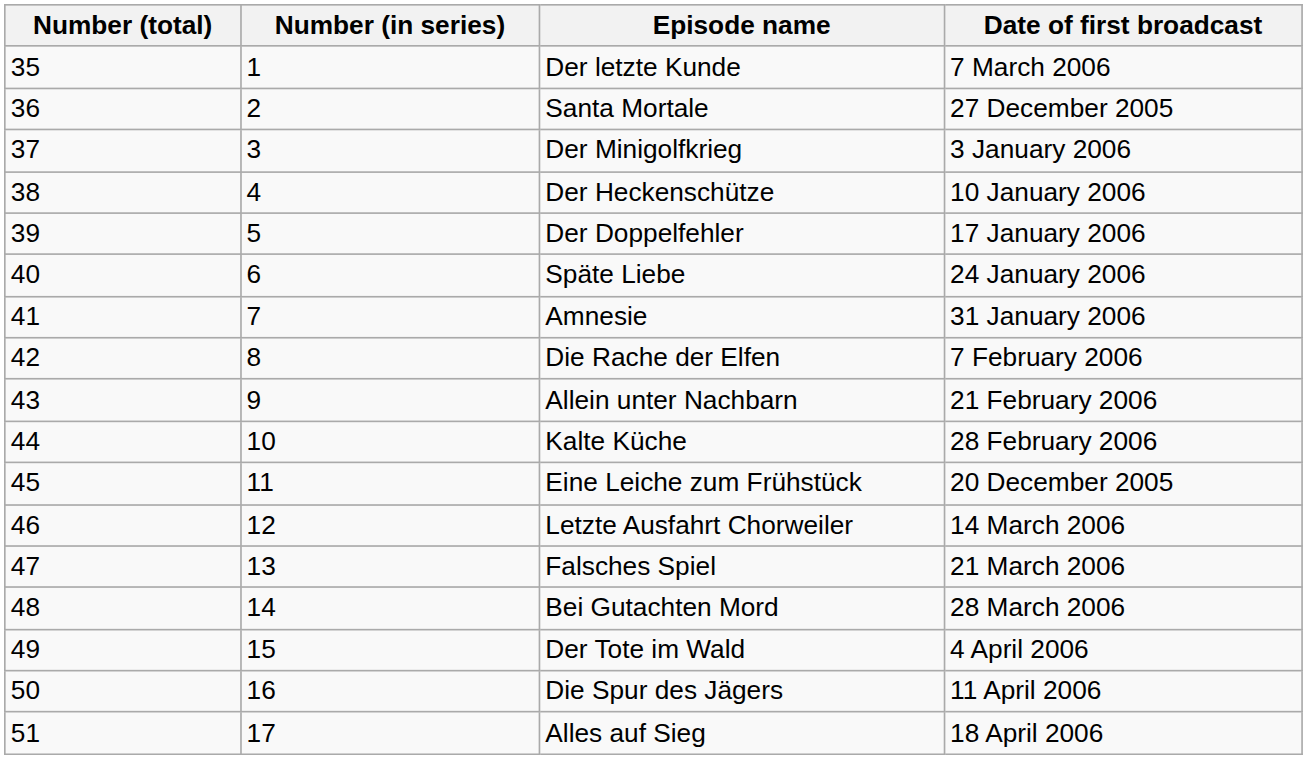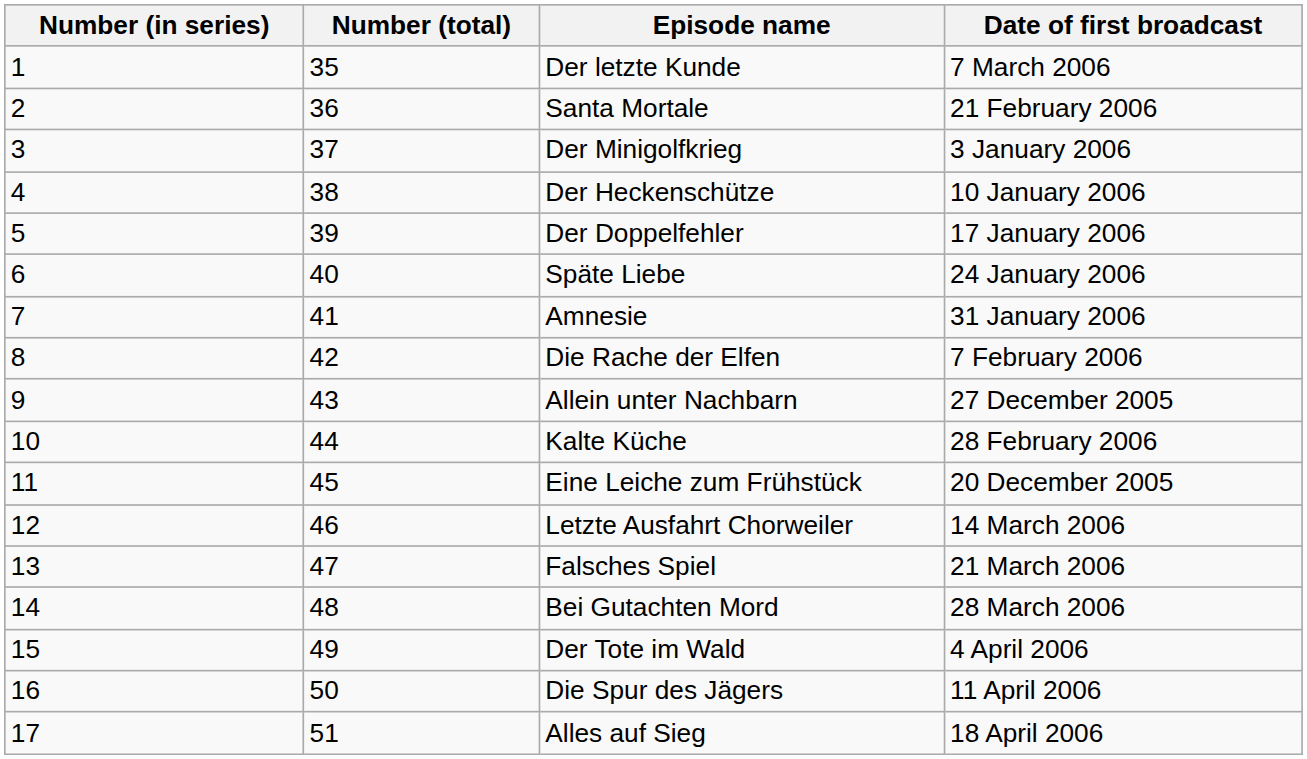columns swapped: (123, 25) <-> (390, 25)
(1062, 108) 27 December 2005 -> (1054, 108) 21 February 2006
(1054, 399) 21 February 2006 -> (1062, 399) 27 December 2005
